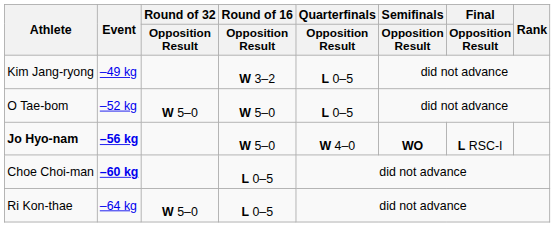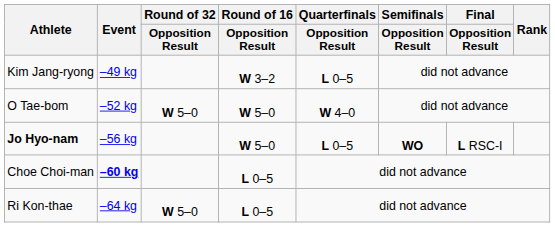(337, 113) L 0–5 -> (337, 113) W 4–0
(119, 139) bold -> (118, 139) normal
(337, 146) W 4–0 -> (337, 146) L 0–5
